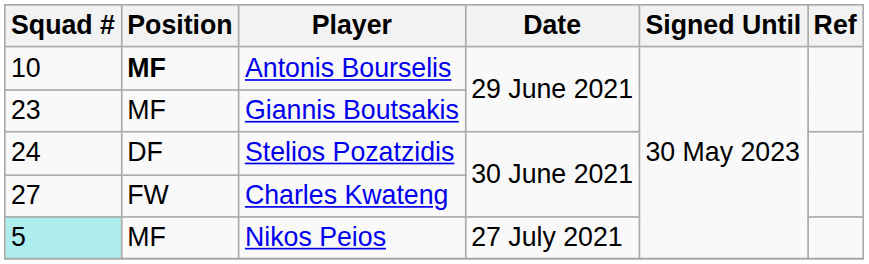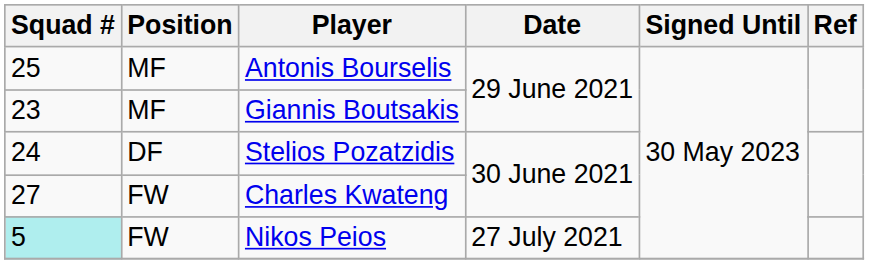(26, 68) 10 -> (26, 68) 25
(147, 68) bold -> (147, 68) normal
(147, 237) MF -> (148, 237) FW
